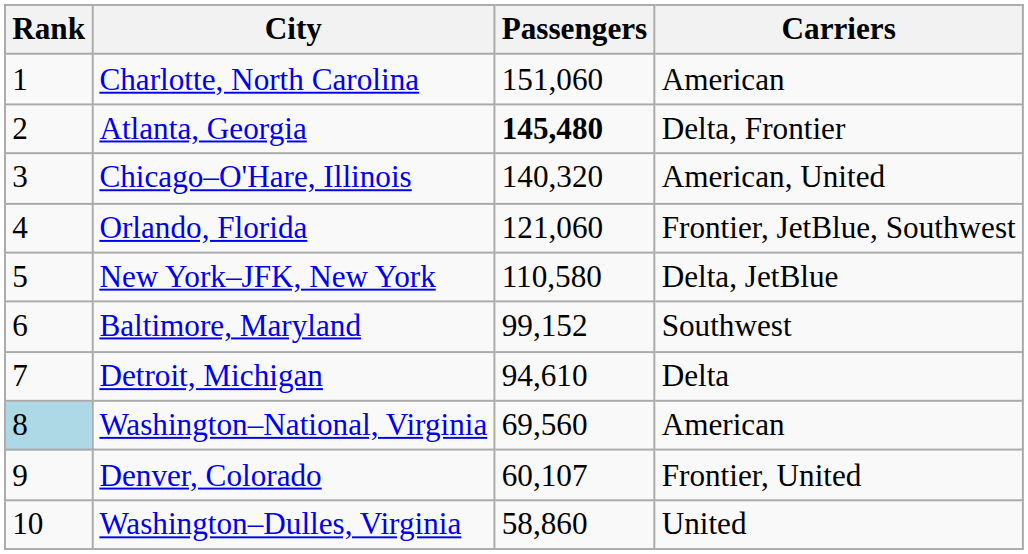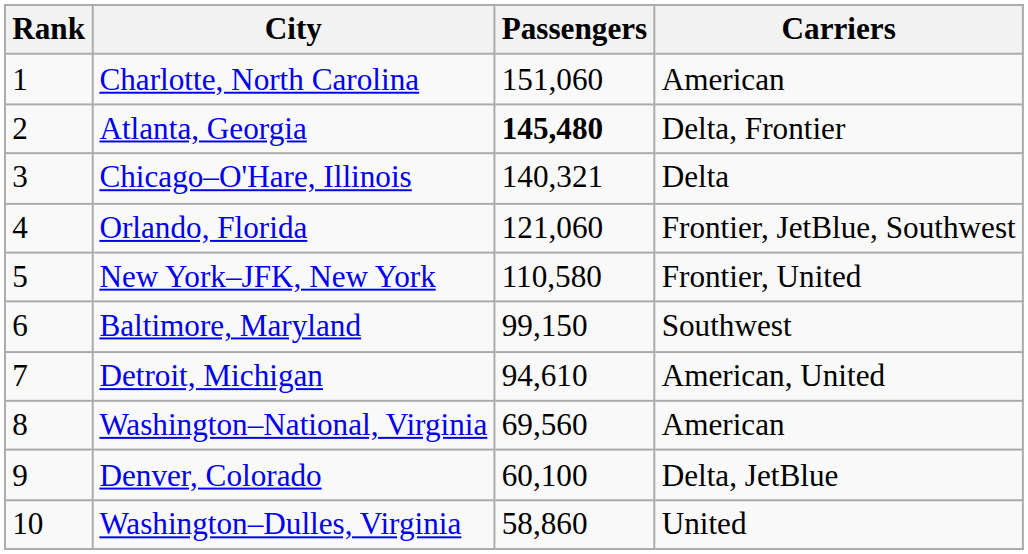(552, 177) 140,320 -> (552, 177) 140,321
(773, 177) American, United -> (695, 177) Delta
(750, 276) Delta, JetBlue -> (762, 276) Frontier, United
(545, 326) 99,152 -> (545, 326) 99,150
(695, 375) Delta -> (773, 375) American, United
(20, 425) lightblue background -> (20, 425) no background
(545, 474) 60,107 -> (545, 474) 60,100
(762, 474) Frontier, United -> (750, 474) Delta, JetBlue
